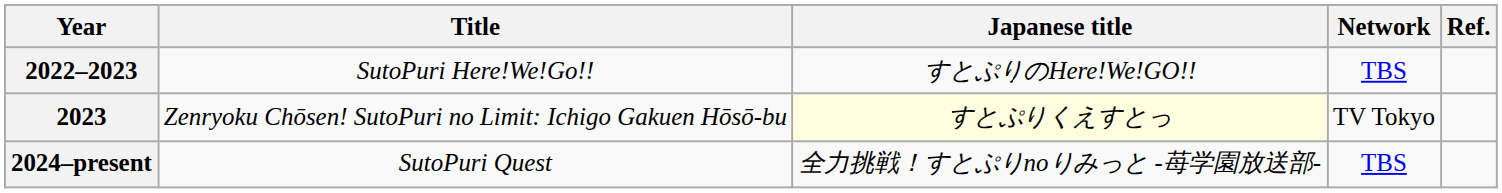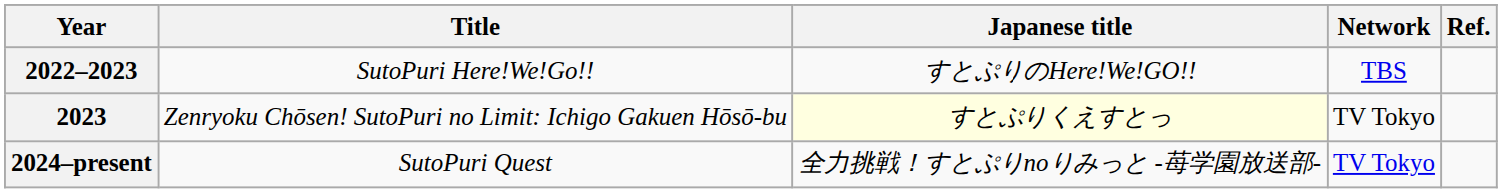(1384, 163) TBS -> (1384, 163) TV Tokyo
